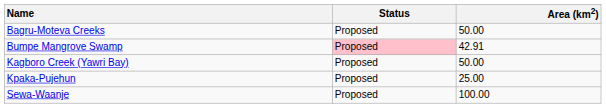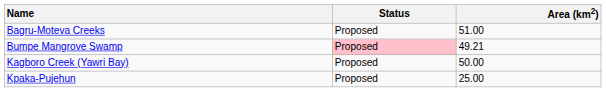(471, 31) 50.00 -> (471, 31) 51.00
(471, 47) 42.91 -> (471, 47) 49.21
- row: (38, 95)
